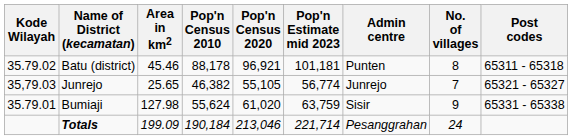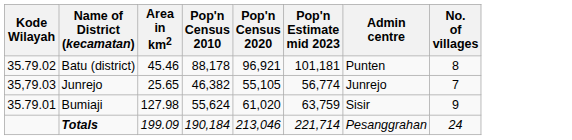- column: (524, 30)
